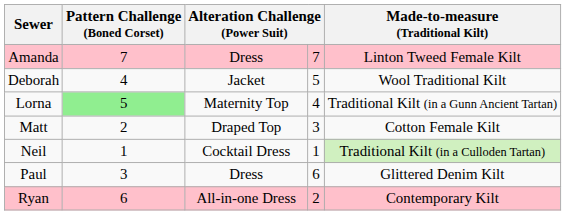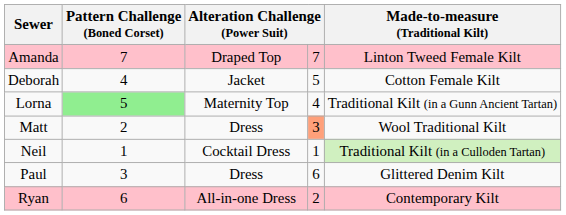(246, 56) Dress -> (246, 56) Draped Top
(442, 80) Wool Traditional Kilt -> (442, 80) Cotton Female Kilt
(246, 127) Draped Top -> (246, 127) Dress
(316, 127) no background -> (316, 127) lightsalmon background
(442, 127) Cotton Female Kilt -> (442, 127) Wool Traditional Kilt
